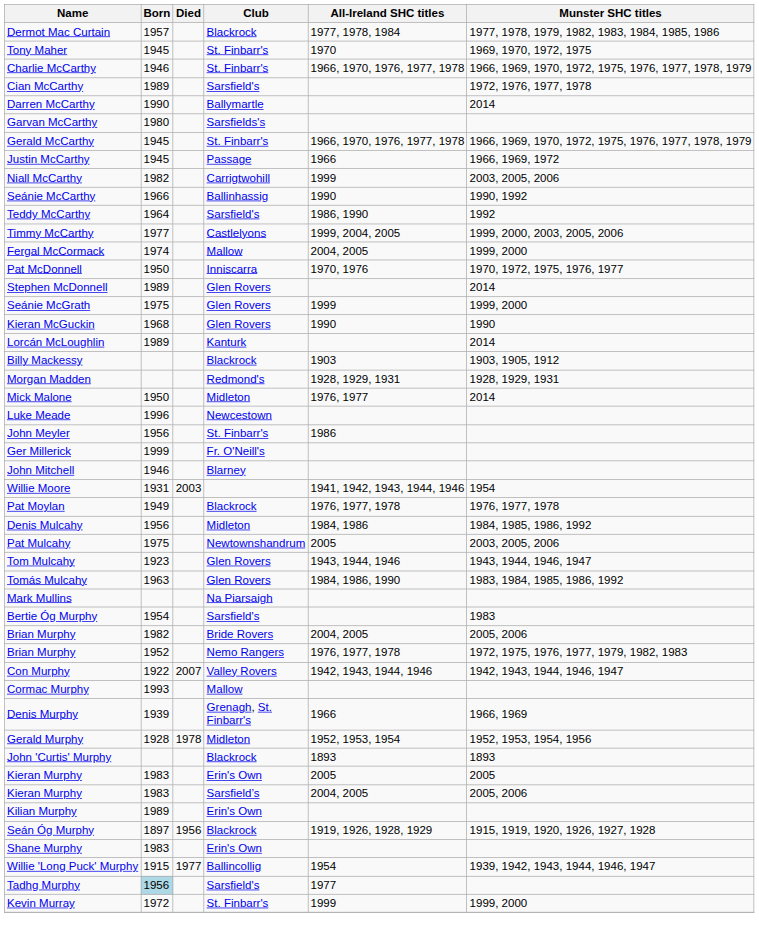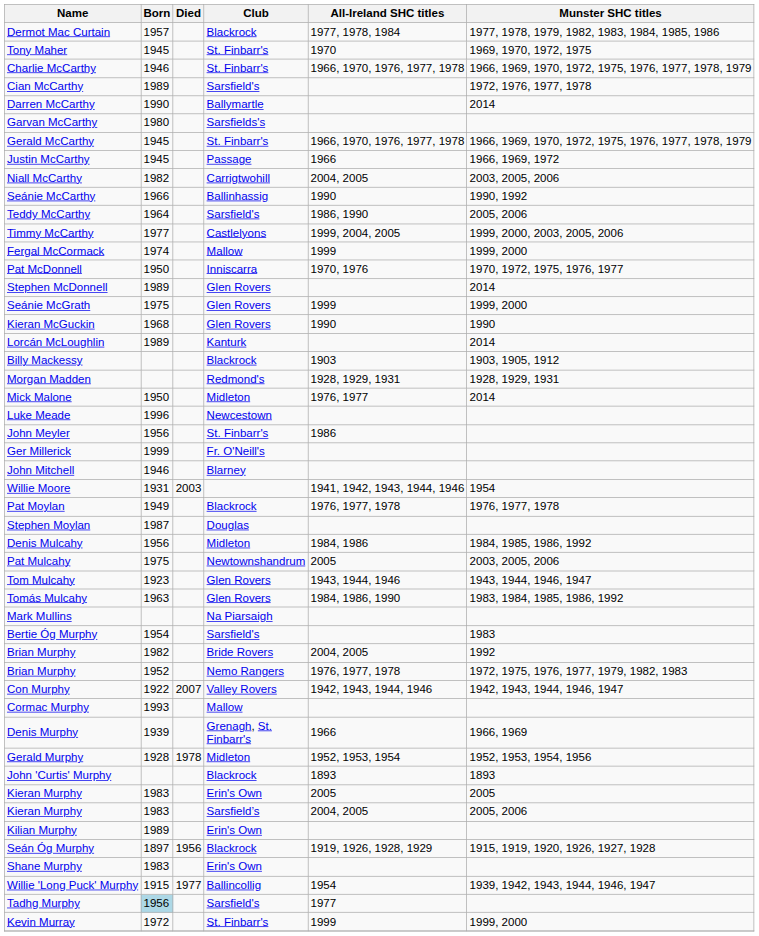(323, 178) 1999 -> (339, 178) 2004, 2005
(482, 214) 1992 -> (498, 214) 2005, 2006
(339, 251) 2004, 2005 -> (323, 251) 1999
+ row: (49, 525)
(498, 634) 2005, 2006 -> (482, 653) 1992
